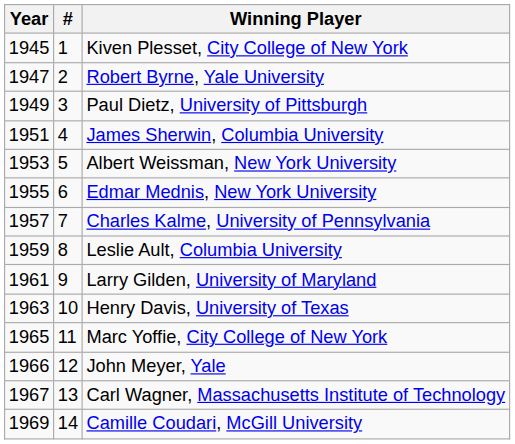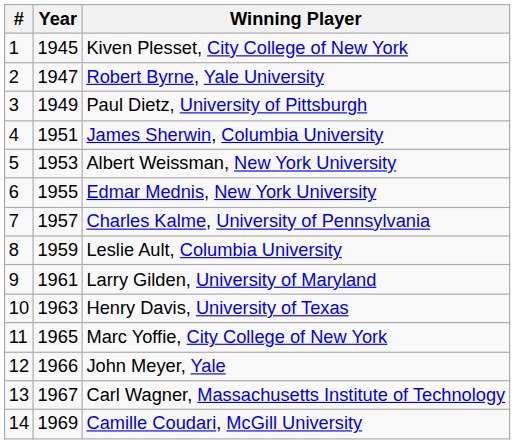columns swapped: (68, 18) <-> (29, 18)
